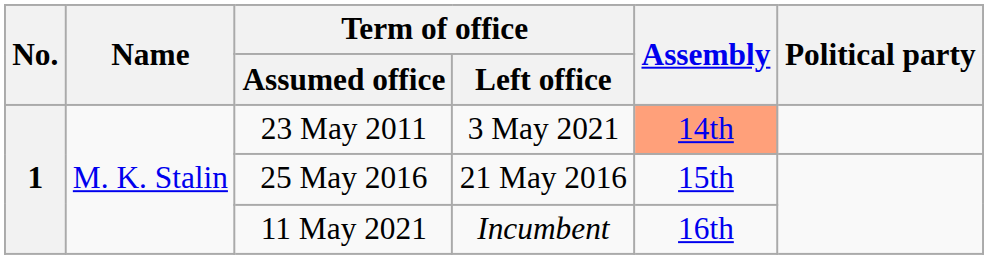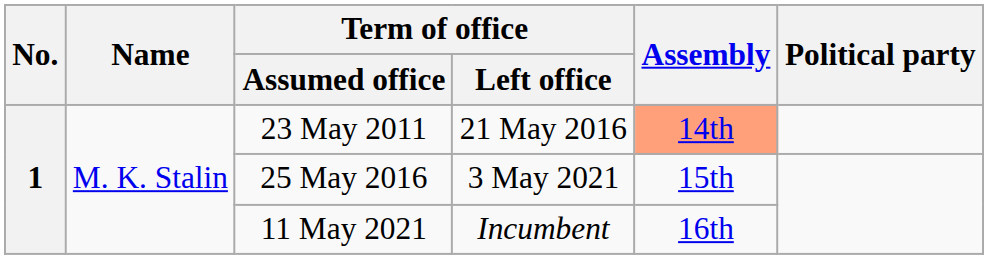(543, 128) 3 May 2021 -> (543, 128) 21 May 2016
(543, 178) 21 May 2016 -> (543, 178) 3 May 2021
